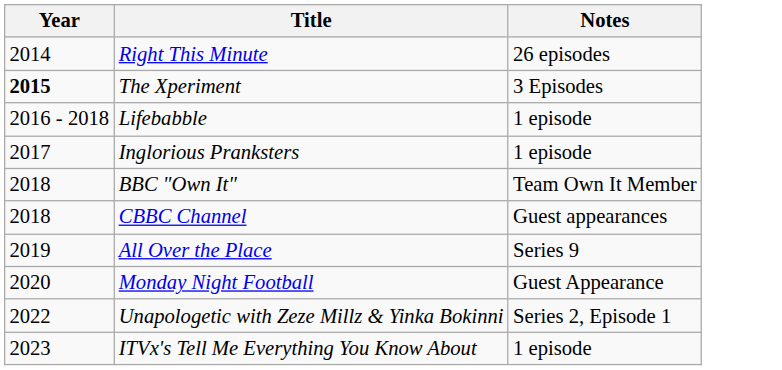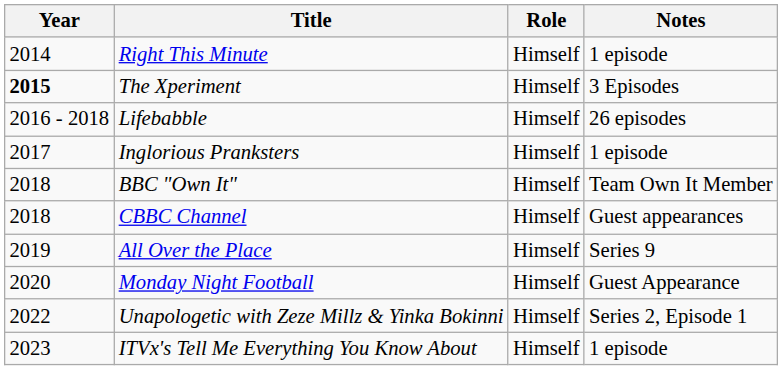+ column: (546, 20)
(561, 53) 26 episodes -> (628, 53) 1 episode
(552, 119) 1 episode -> (638, 119) 26 episodes
